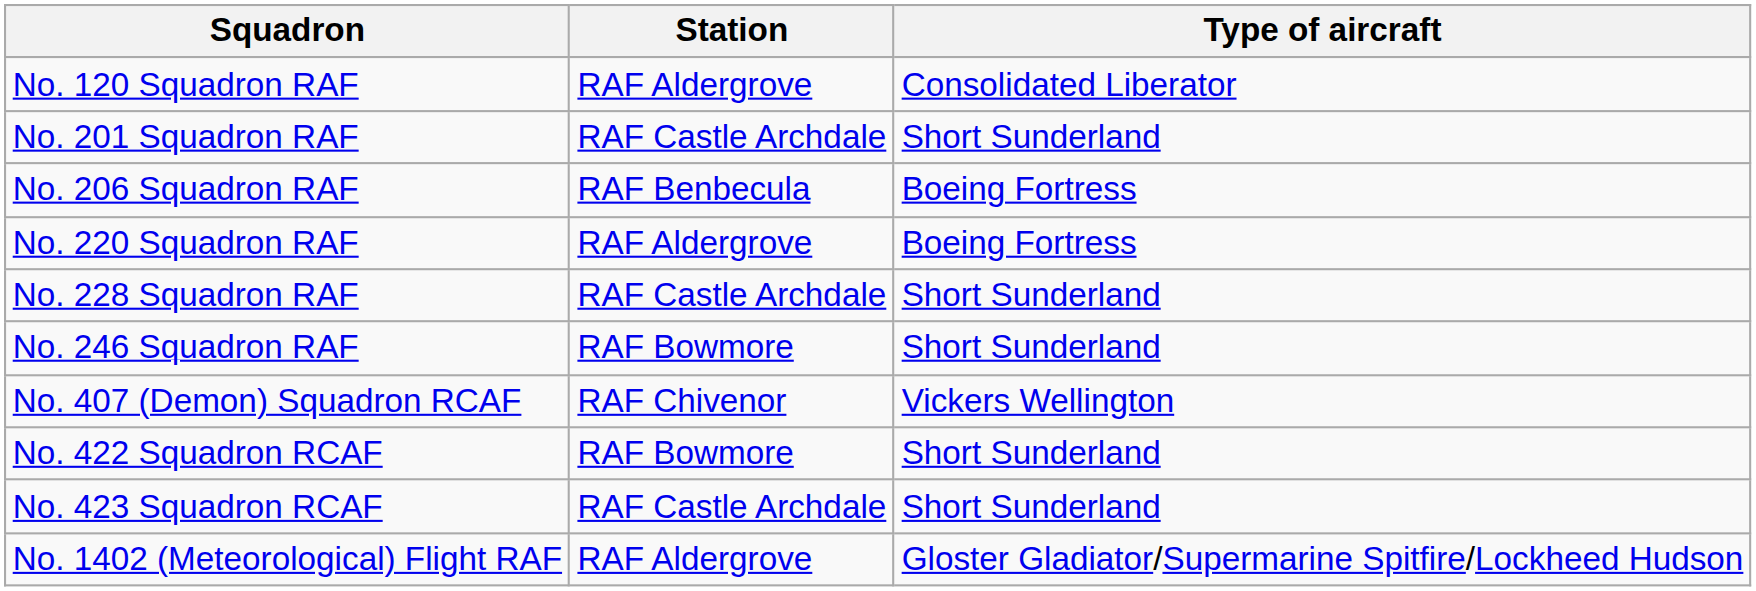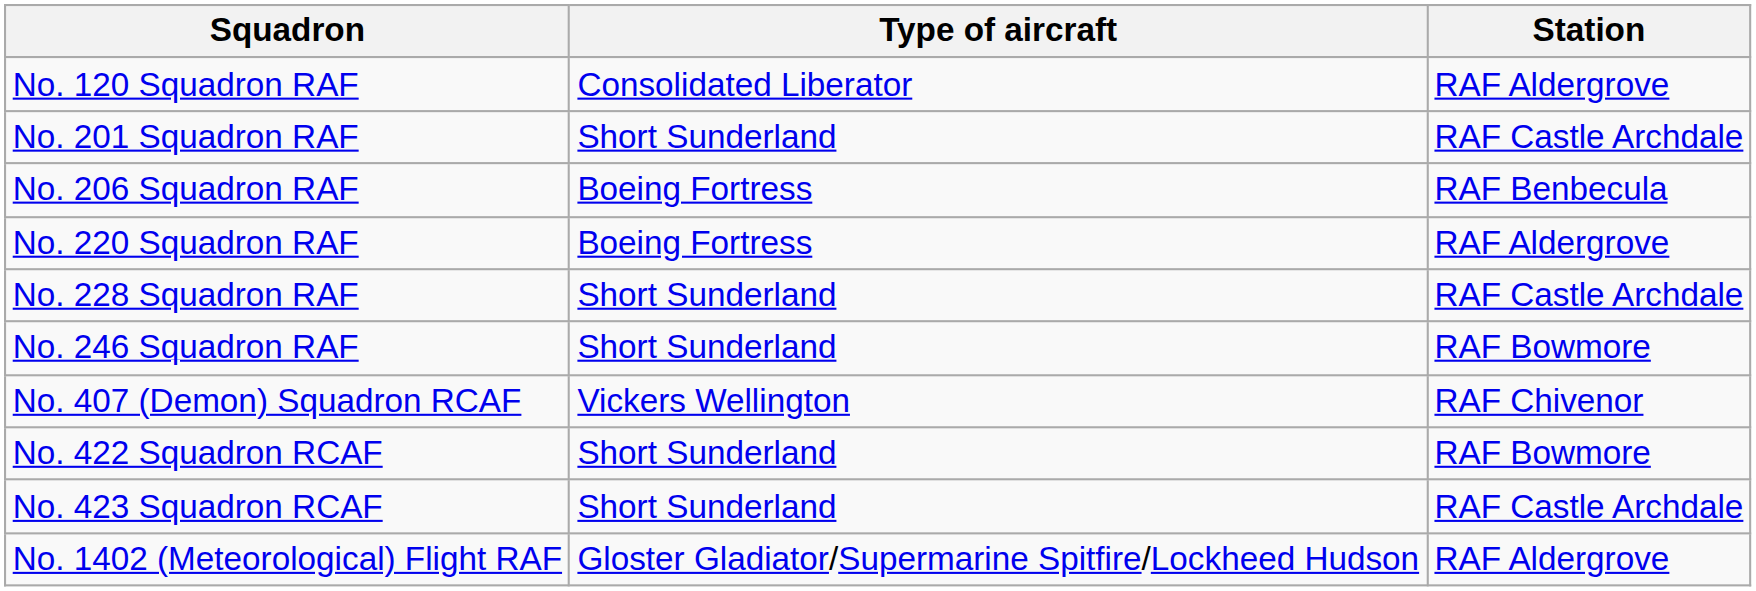columns swapped: (1322, 30) <-> (732, 30)
